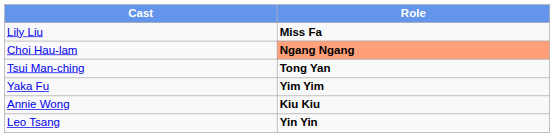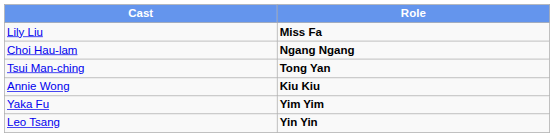(317, 50) lightsalmon background -> (317, 50) no background
rows swapped: (38, 104) <-> (28, 86)
